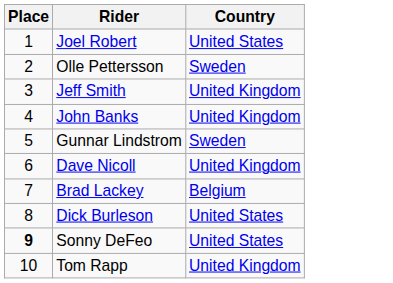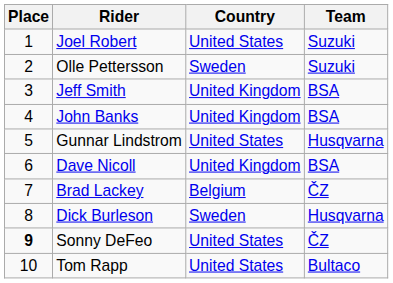+ column: (346, 16)
(217, 141) Sweden -> (236, 141) United States
(236, 215) United States -> (217, 215) Sweden
(245, 265) United Kingdom -> (236, 265) United States
